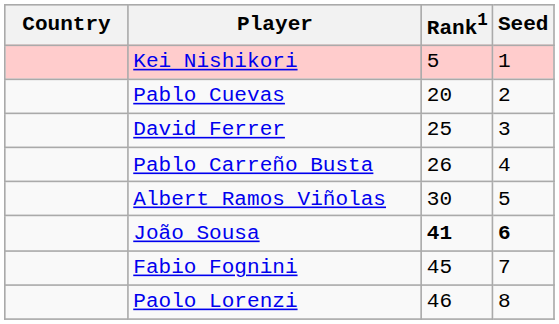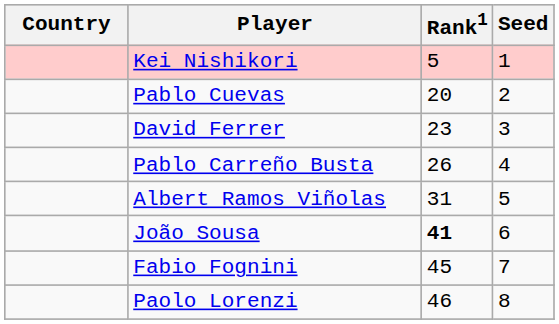(439, 130) 25 -> (439, 130) 23
(439, 199) 30 -> (439, 199) 31
(504, 233) bold -> (504, 233) normal
